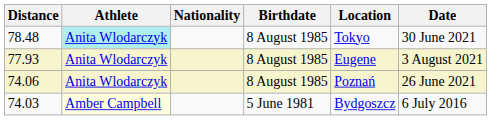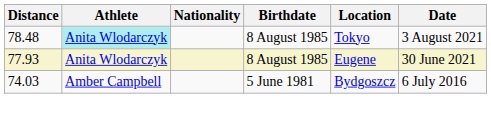(439, 37) 30 June 2021 -> (442, 37) 3 August 2021
(442, 59) 3 August 2021 -> (439, 59) 30 June 2021
- row: (23, 81)
(113, 103) lightyellow background -> (113, 81) no background
